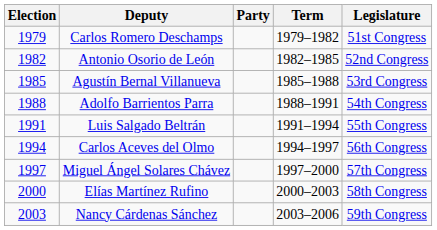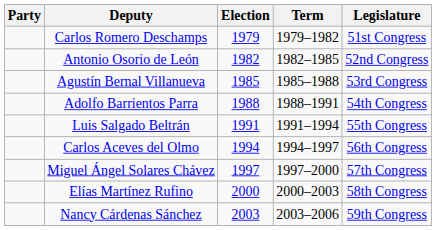columns swapped: (32, 15) <-> (253, 15)
